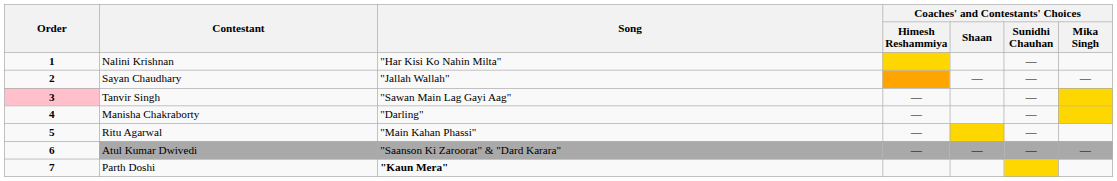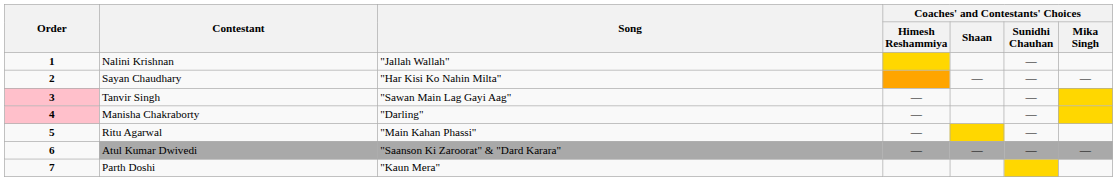(441, 61) "Har Kisi Ko Nahin Milta" -> (415, 61) "Jallah Wallah"
(415, 79) "Jallah Wallah" -> (441, 79) "Har Kisi Ko Nahin Milta"
(52, 114) no background -> (52, 114) pink background
(414, 168) bold -> (410, 168) normal
